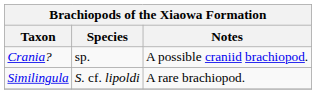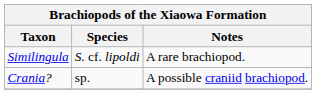rows swapped: (30, 57) <-> (38, 78)
